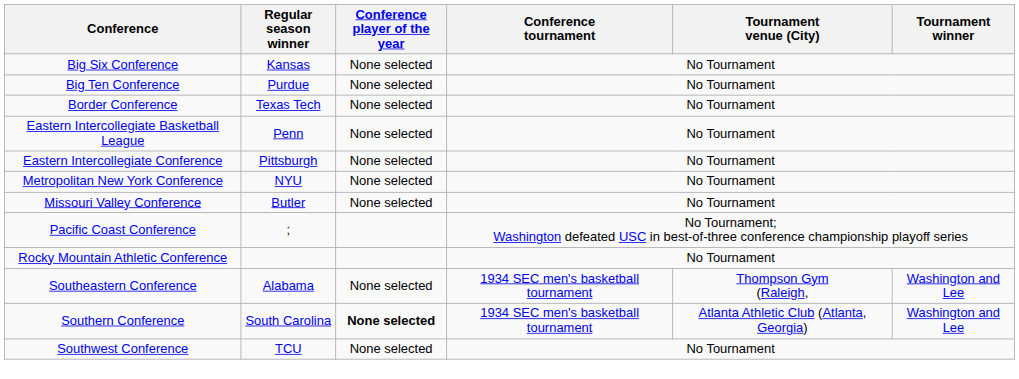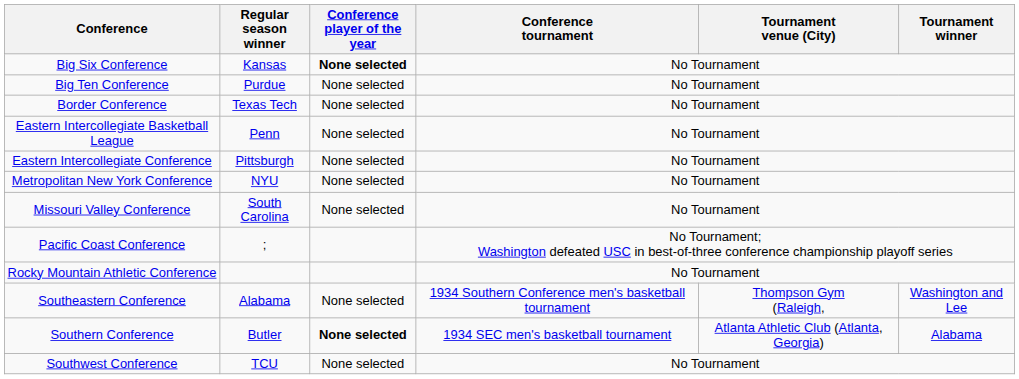(391, 64) normal -> (363, 64) bold
(288, 202) Butler -> (265, 209) South Carolina
(560, 285) 1934 SEC men's basketball tournament -> (557, 300) 1934 Southern Conference men's basketball tournament
(288, 321) South Carolina -> (265, 335) Butler
(953, 321) Washington and Lee -> (956, 335) Alabama
